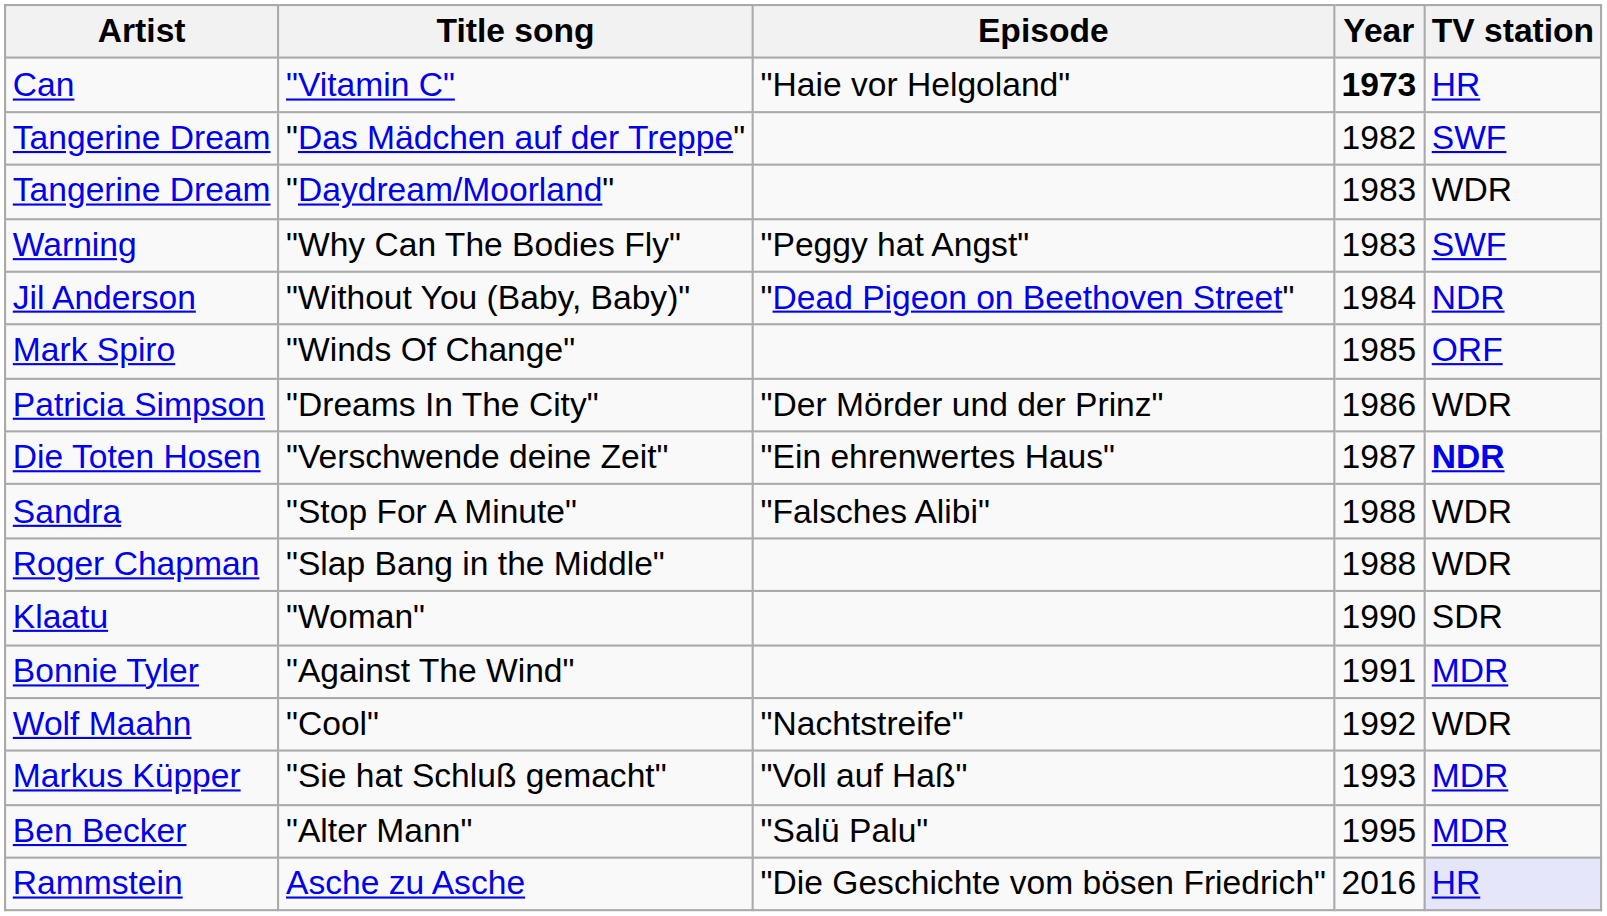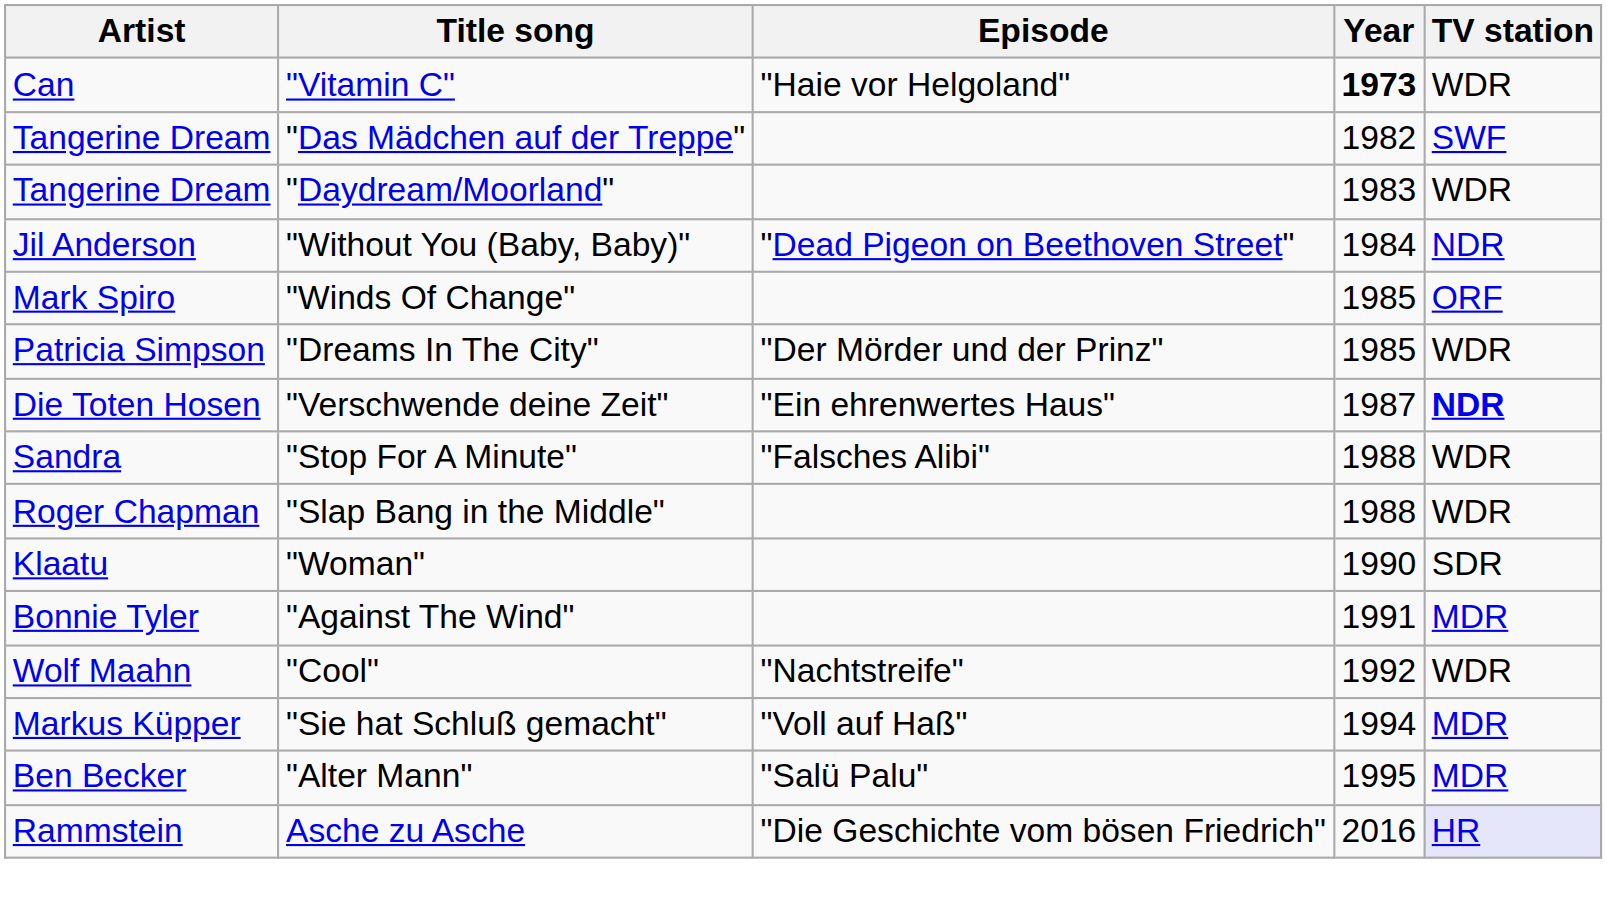(1456, 84) HR -> (1472, 84) WDR
- row: (483, 244)
(1379, 404) 1986 -> (1379, 350) 1985
(1379, 777) 1993 -> (1379, 723) 1994
